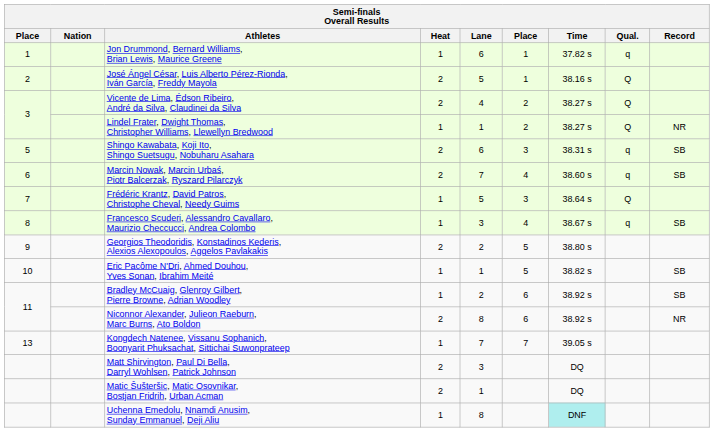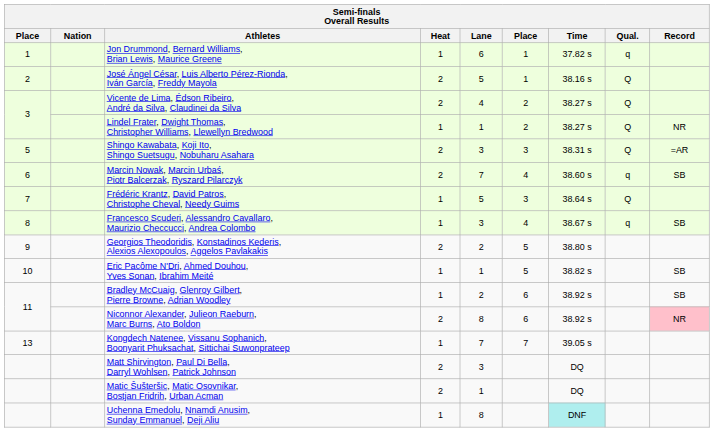(481, 151) 6 -> (481, 151) 3
(628, 151) q -> (628, 151) Q
(680, 151) SB -> (679, 151) =AR
(680, 319) no background -> (680, 319) pink background
